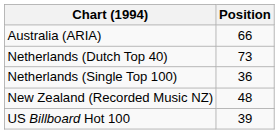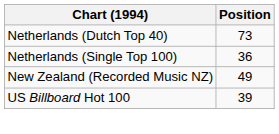- row: (54, 35)
(245, 98) 48 -> (245, 77) 49
